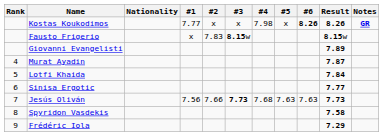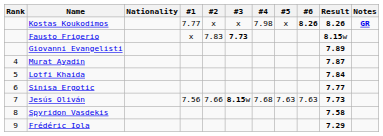(238, 36) 8.15w -> (238, 36) 7.73
(238, 100) 7.73 -> (238, 100) 8.15w
